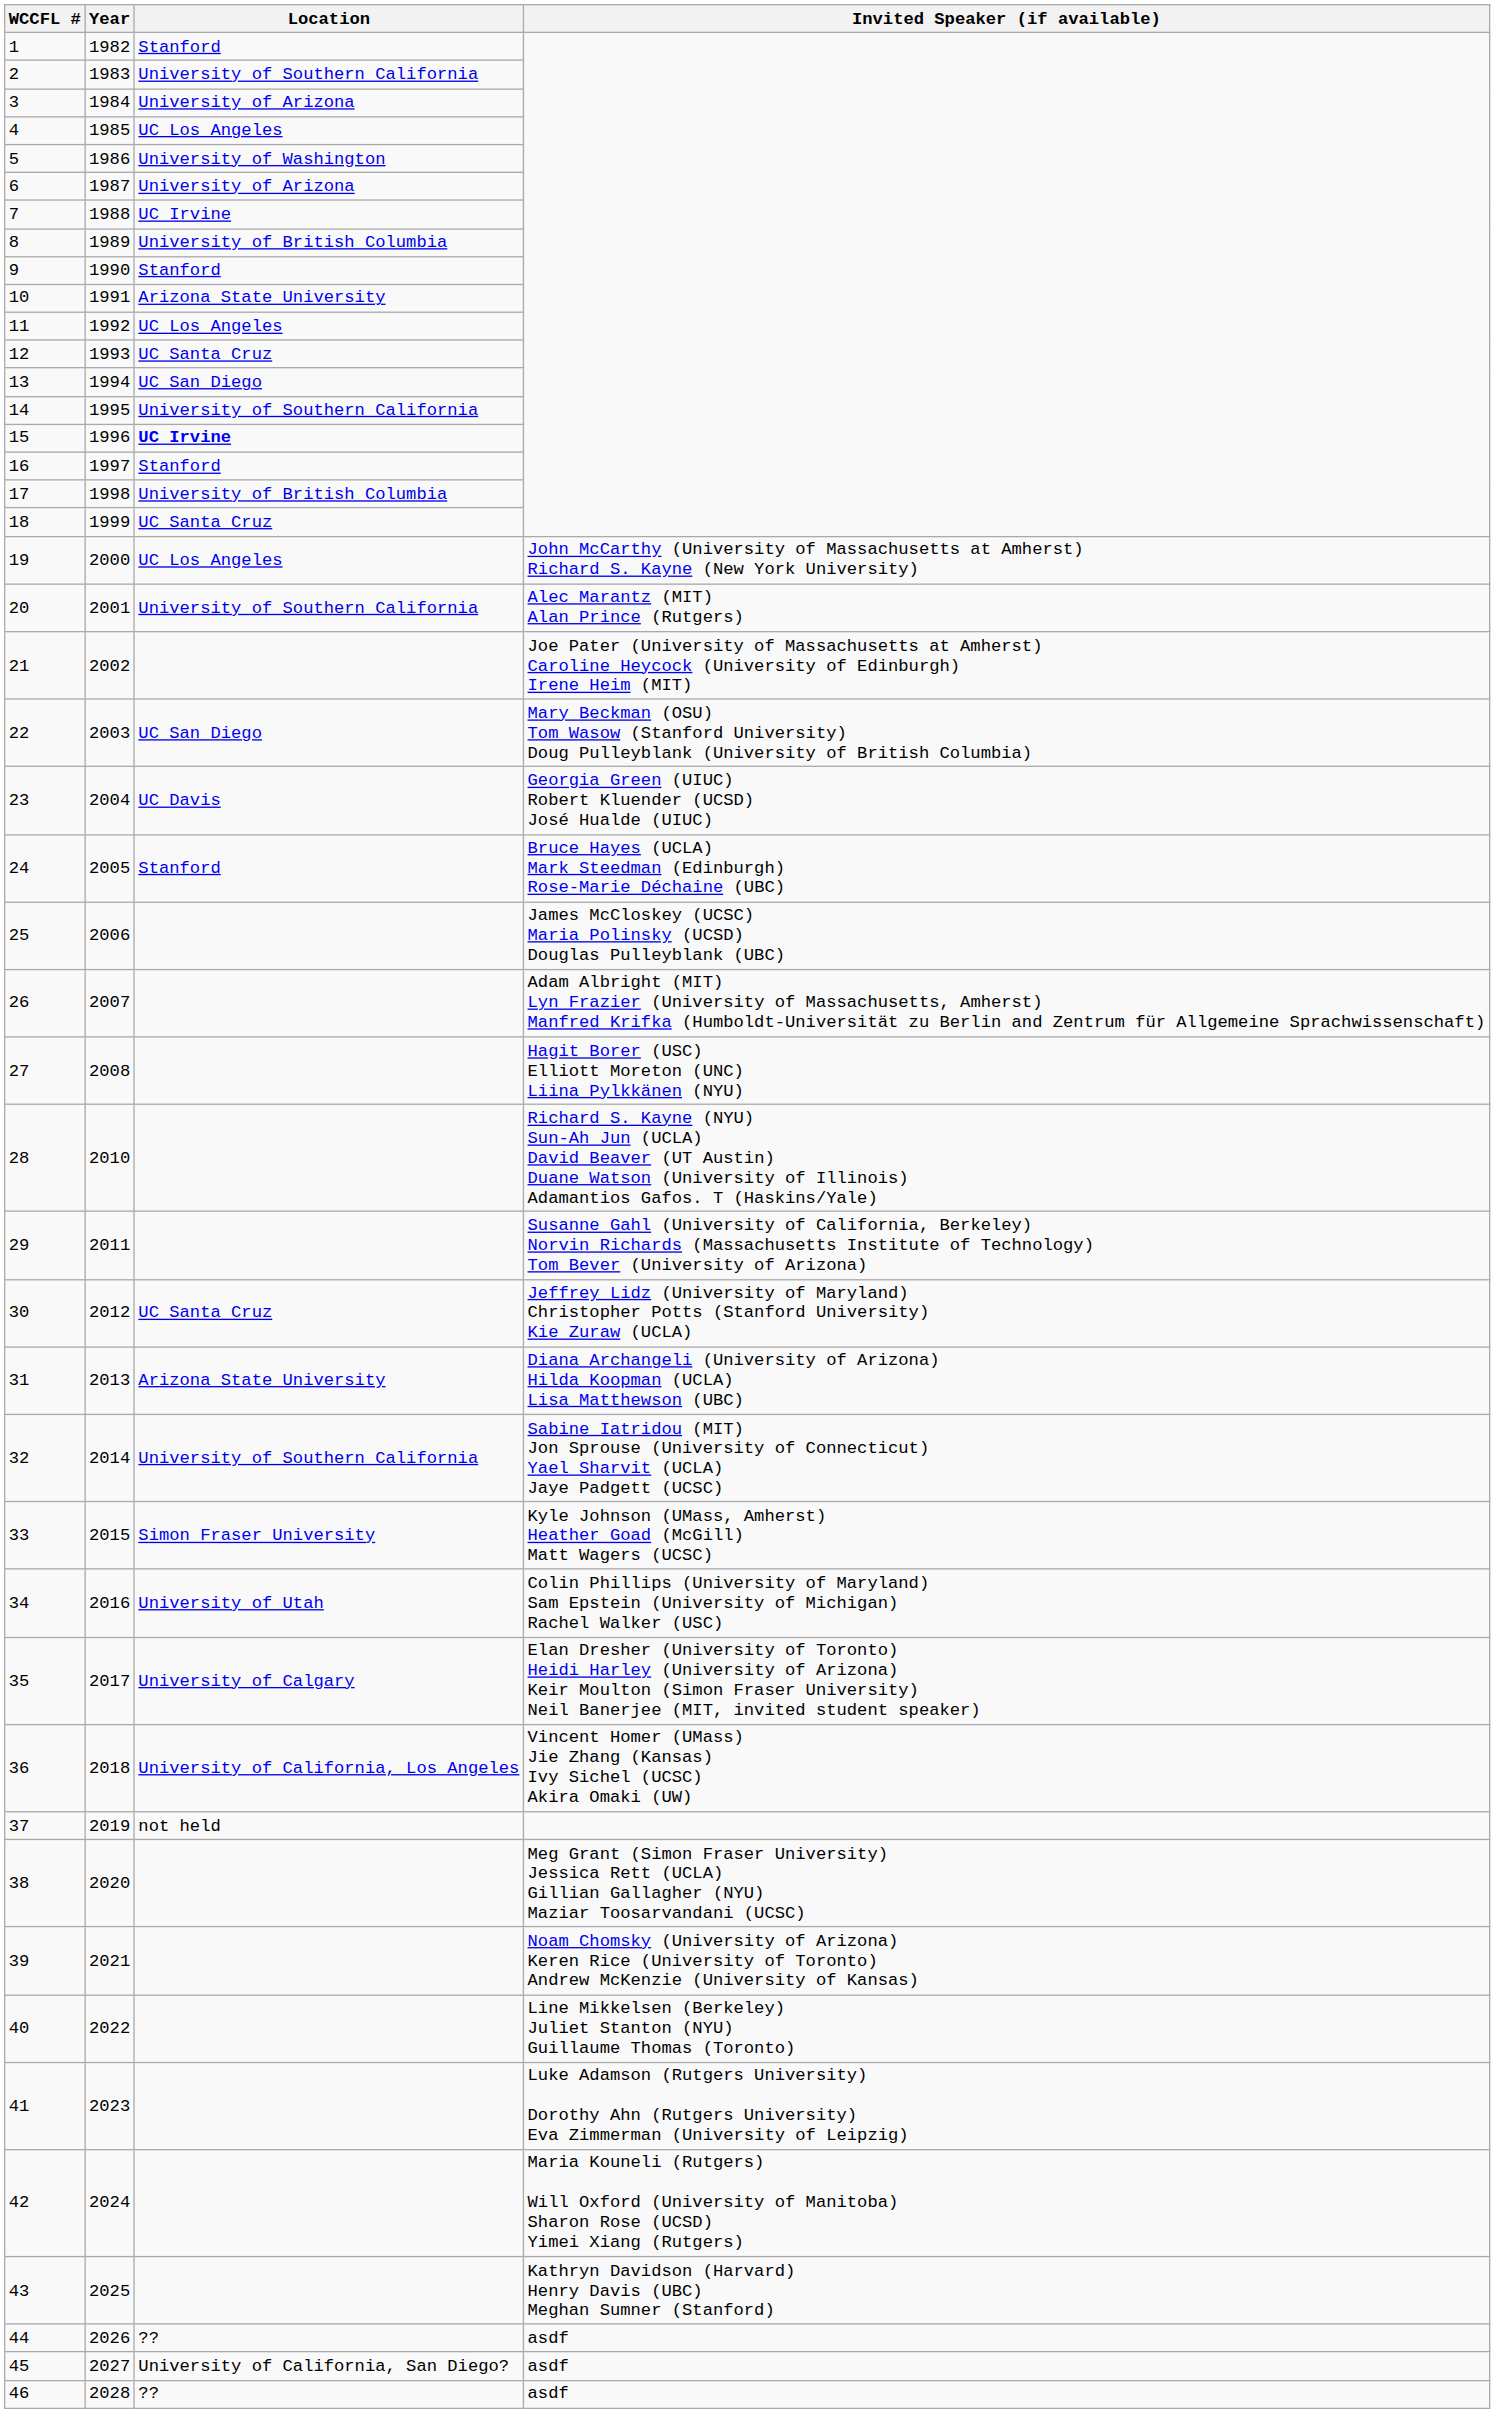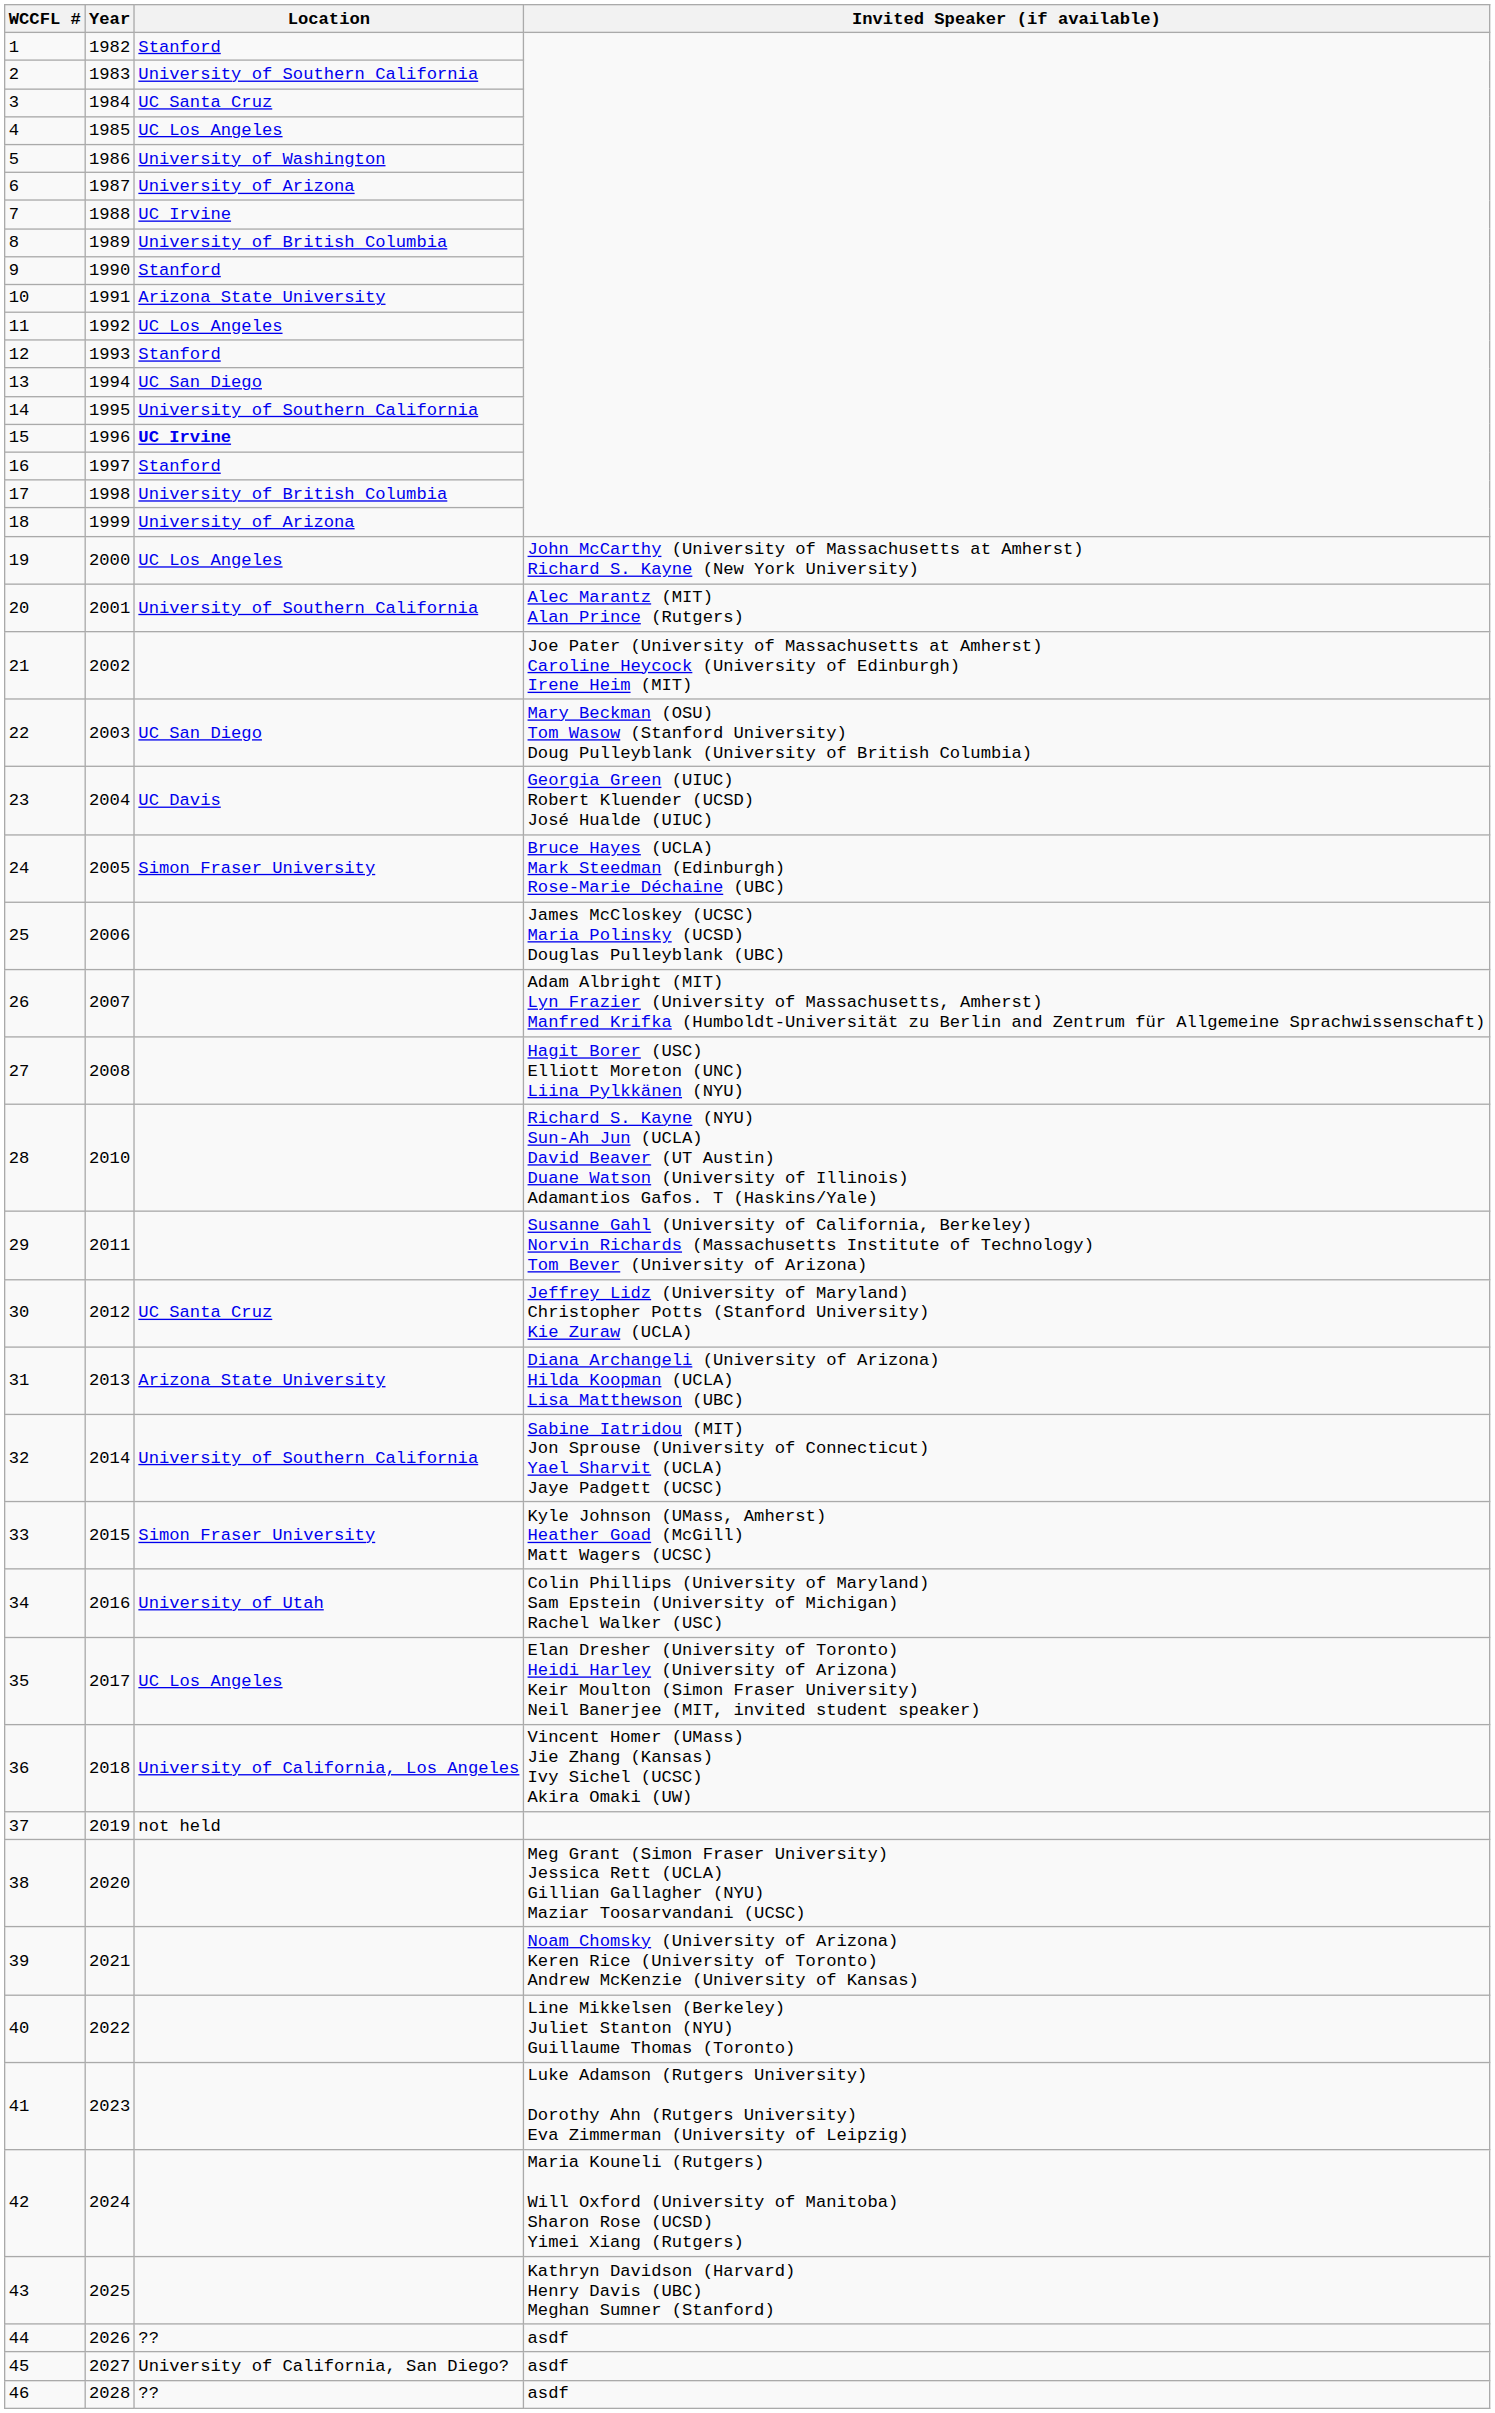(246, 103) University of Arizona -> (205, 103) UC Santa Cruz
(205, 354) UC Santa Cruz -> (180, 354) Stanford
(205, 522) UC Santa Cruz -> (246, 522) University of Arizona
(180, 868) Stanford -> (257, 868) Simon Fraser University
(246, 1681) University of Calgary -> (210, 1681) UC Los Angeles
